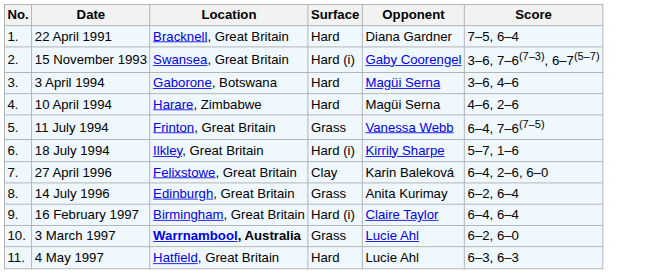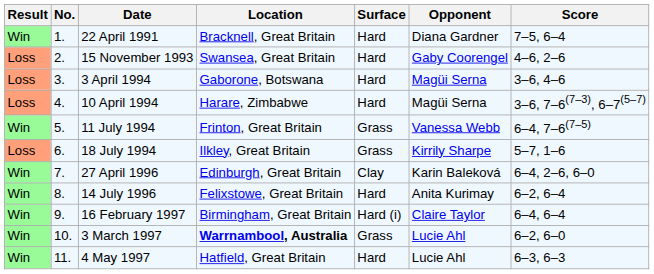+ column: (28, 14)
(333, 59) Hard (i) -> (372, 57) Hard
(534, 59) 3–6, 7–6(7–3), 6–7(5–7) -> (540, 57) 4–6, 2–6
(493, 103) 4–6, 2–6 -> (580, 102) 3–6, 7–6(7–3), 6–7(5–7)
(333, 150) Hard (i) -> (375, 150) Grass
(225, 171) Felixstowe, Great Britain -> (270, 171) Edinburgh, Great Britain
(224, 193) Edinburgh, Great Britain -> (271, 193) Felixstowe, Great Britain
(329, 193) Grass -> (372, 193) Hard
